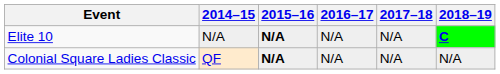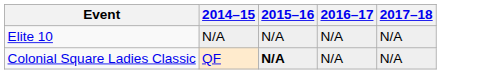- column: (465, 15)
(273, 36) bold -> (273, 36) normal
